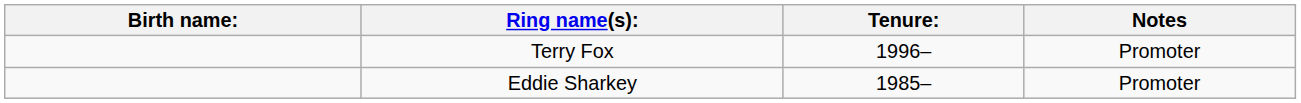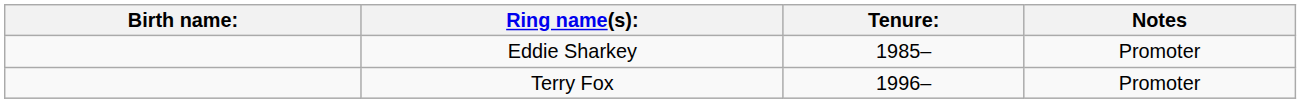rows swapped: (572, 51) <-> (572, 83)
